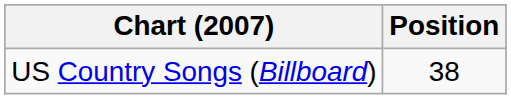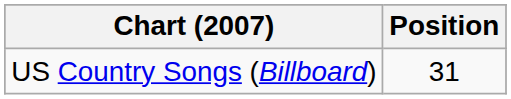(444, 70) 38 -> (444, 70) 31
